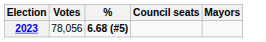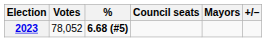+ column: (252, 12)
(67, 28) 78,056 -> (67, 28) 78,052
